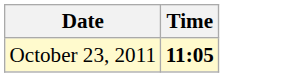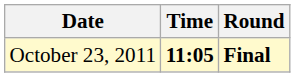+ column: (254, 21)
